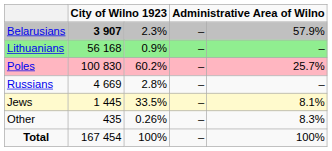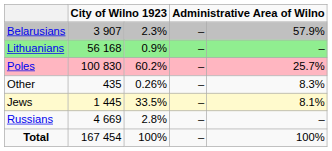(108, 31) bold -> (108, 31) normal
rows swapped: (30, 84) <-> (21, 119)
